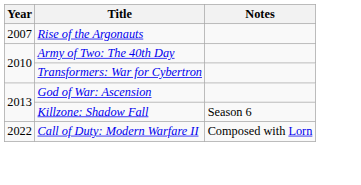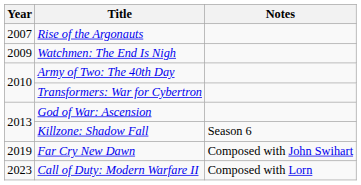+ row: (107, 53)
+ row: (86, 151)
(20, 131) 2022 -> (20, 170) 2023
